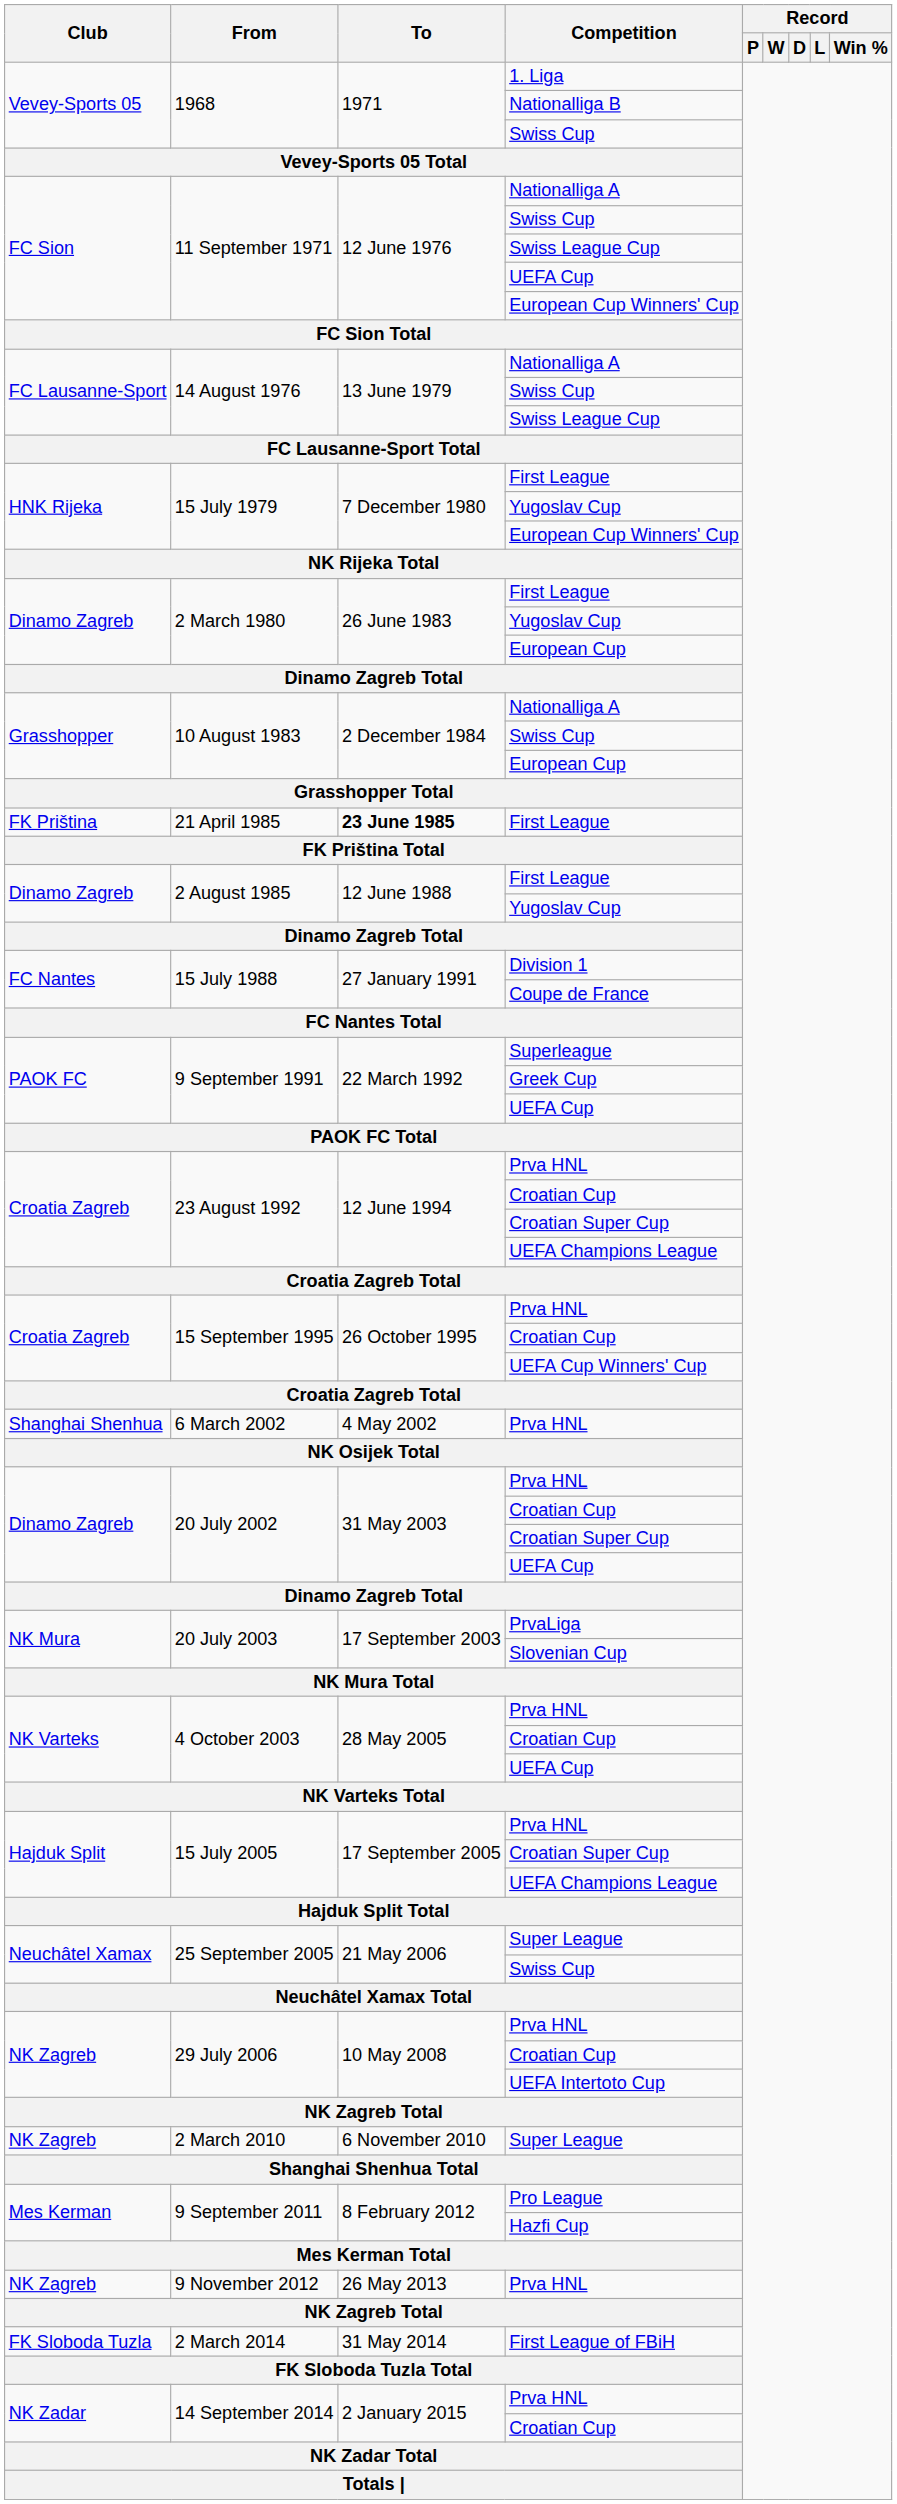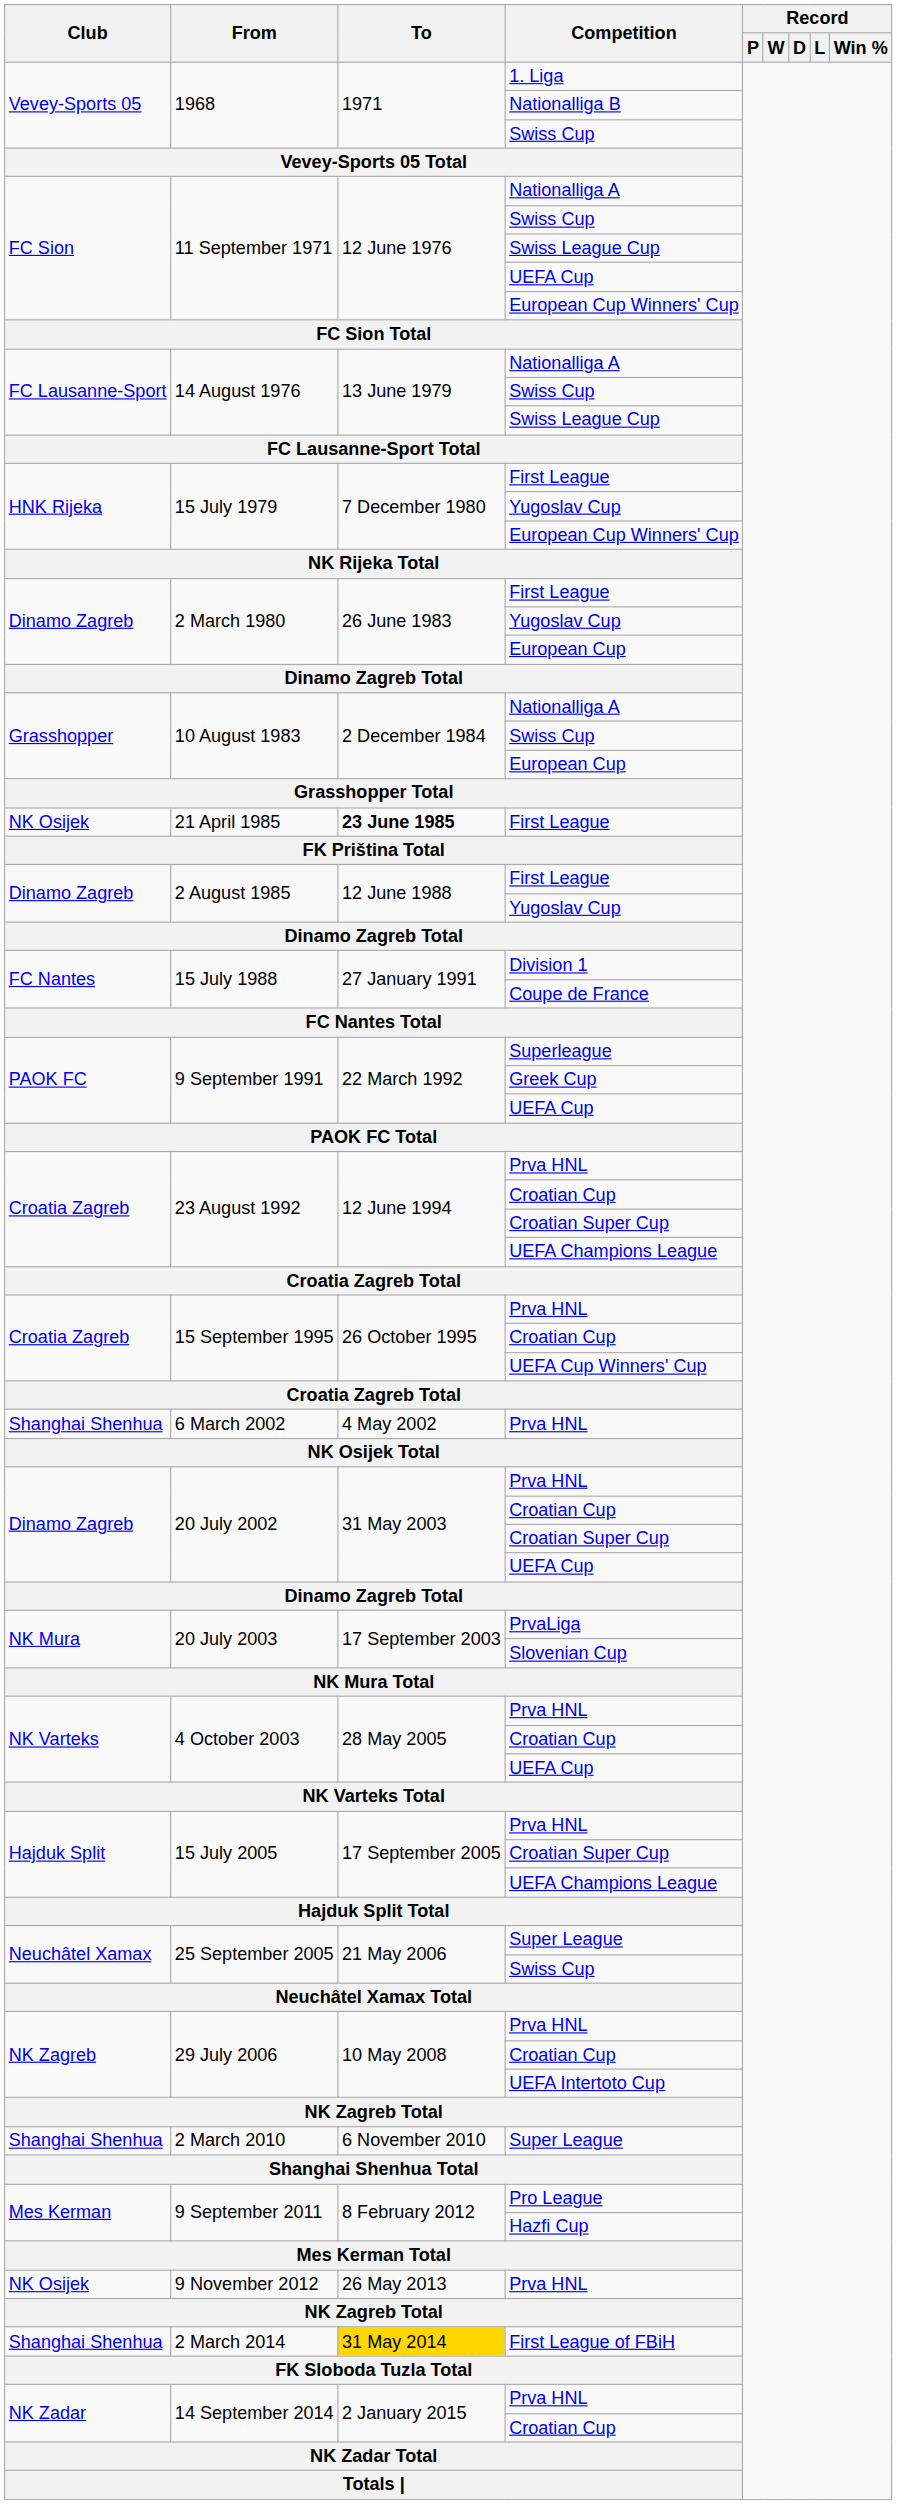(53, 821) FK Priština -> (49, 821) NK Osijek
(52, 2140) NK Zagreb -> (86, 2140) Shanghai Shenhua
(52, 2284) NK Zagreb -> (49, 2284) NK Osijek
(80, 2341) FK Sloboda Tuzla -> (86, 2341) Shanghai Shenhua
(394, 2341) no background -> (394, 2341) gold background
